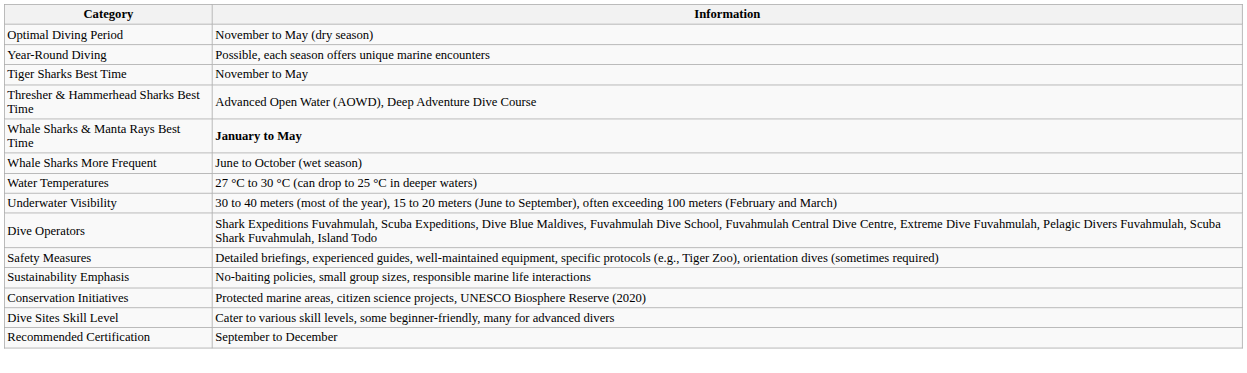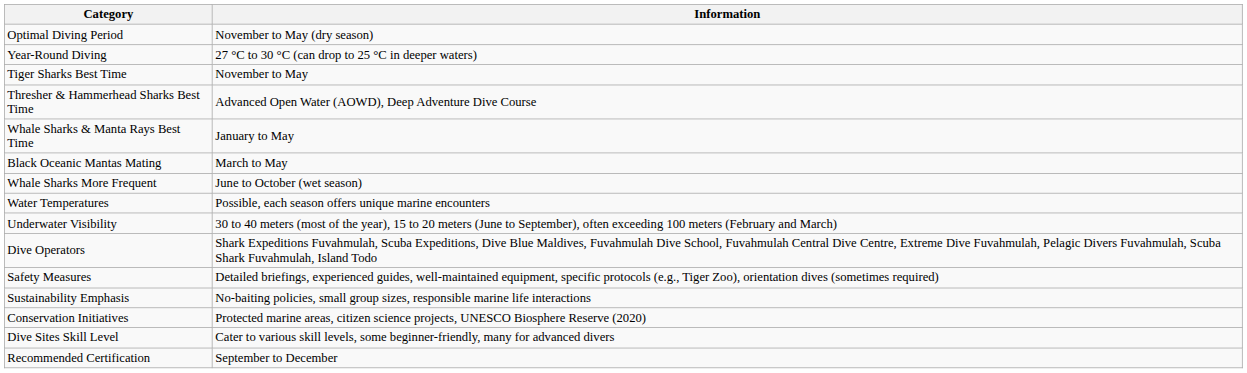(353, 54) Possible, each season offers unique marine encounters -> (346, 54) 27 °C to 30 °C (can drop to 25 °C in deeper waters)
(259, 136) bold -> (255, 136) normal
+ row: (84, 163)
(346, 183) 27 °C to 30 °C (can drop to 25 °C in deeper waters) -> (353, 203) Possible, each season offers unique marine encounters
